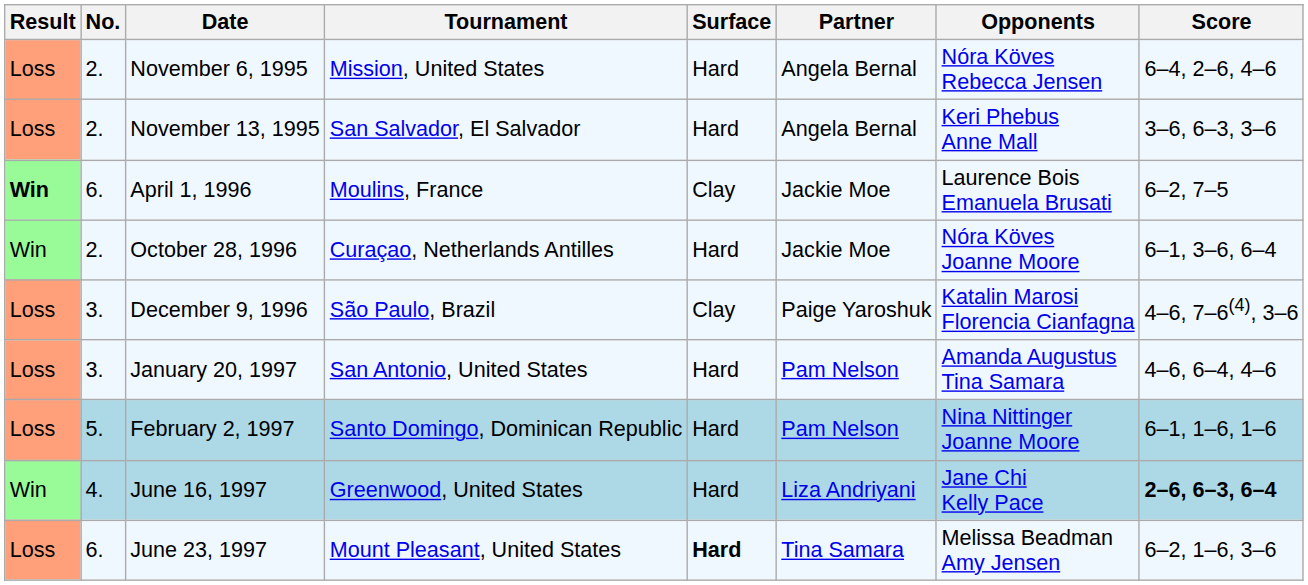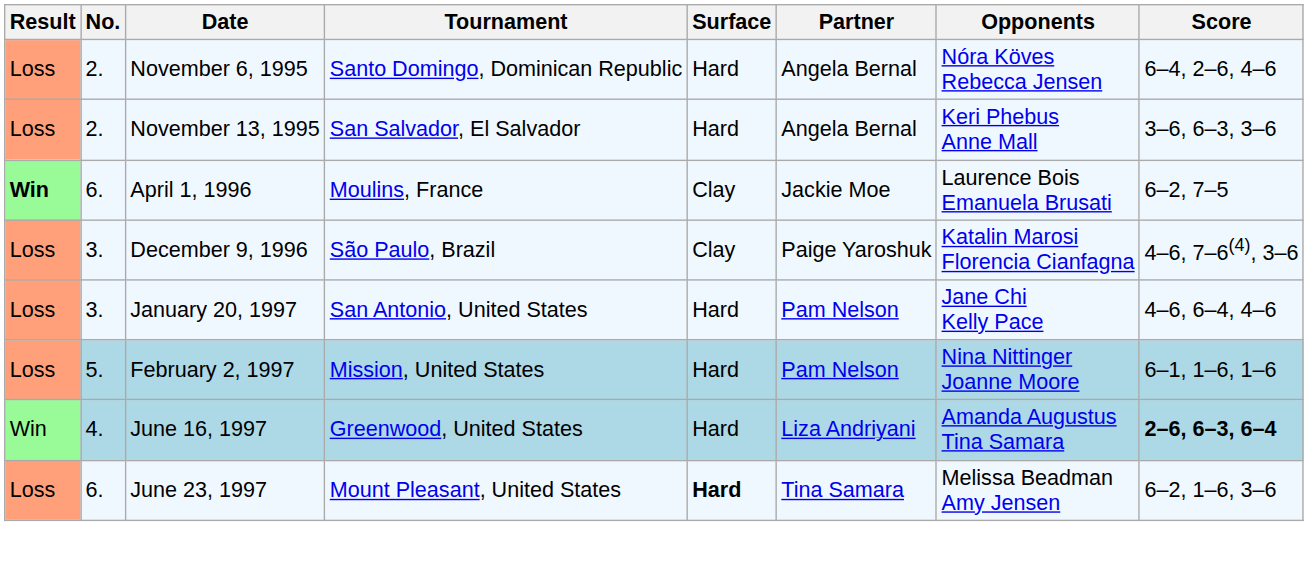(437, 69) Mission, United States -> (506, 69) Santo Domingo, Dominican Republic
- row: (214, 249)
(1029, 369) Amanda Augustus Tina Samara -> (993, 309) Jane Chi Kelly Pace
(506, 429) Santo Domingo, Dominican Republic -> (437, 369) Mission, United States
(993, 489) Jane Chi Kelly Pace -> (1029, 429) Amanda Augustus Tina Samara
